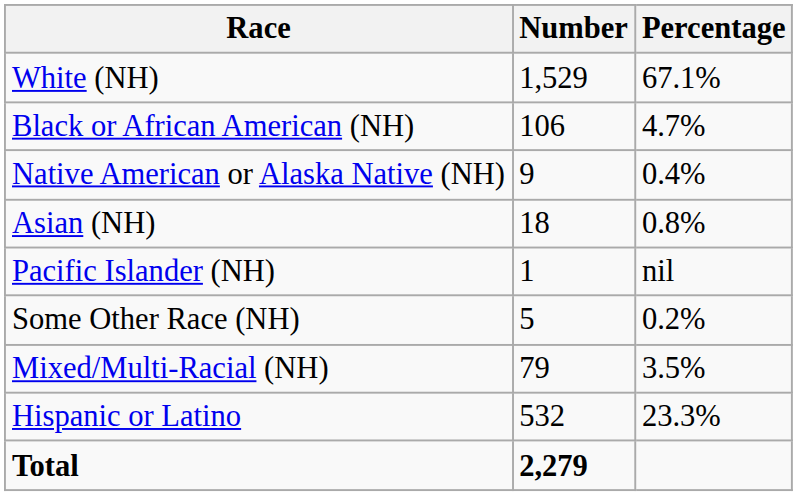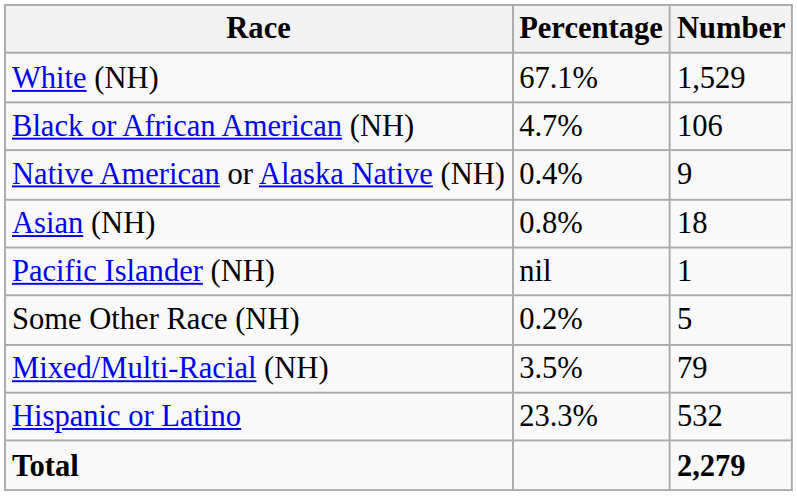columns swapped: (573, 28) <-> (714, 28)
